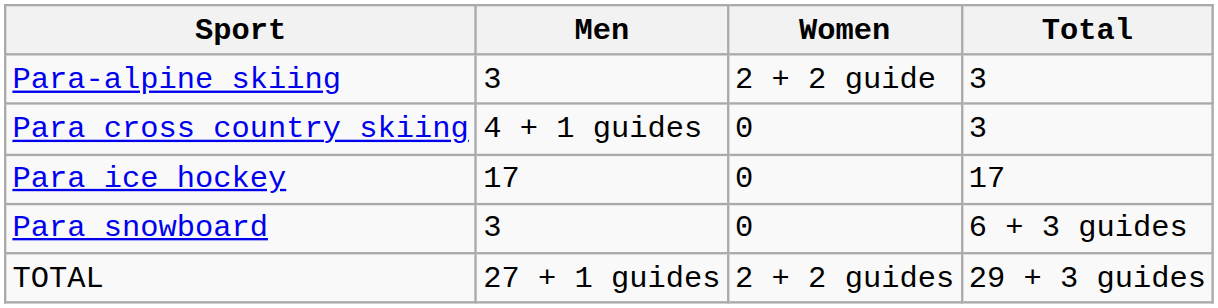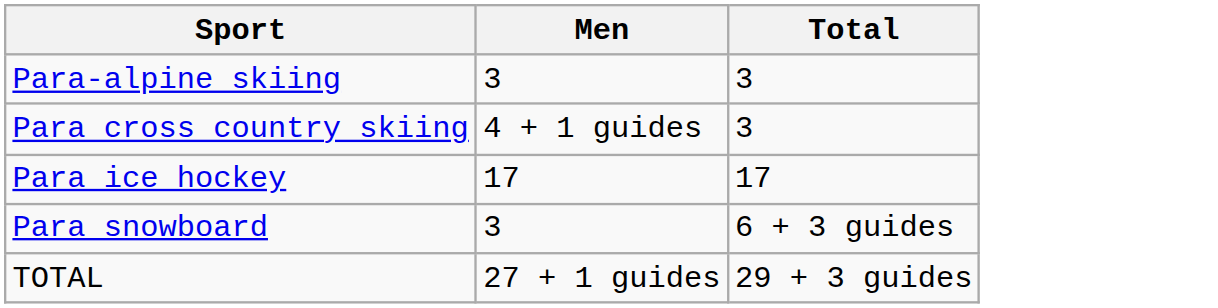- column: (845, 30)
